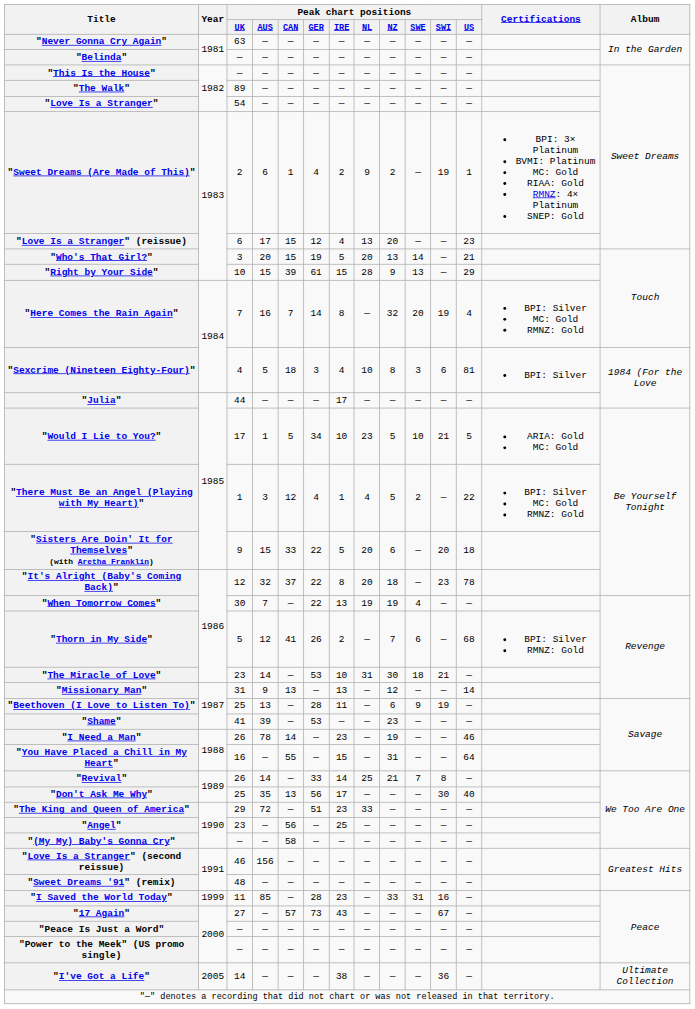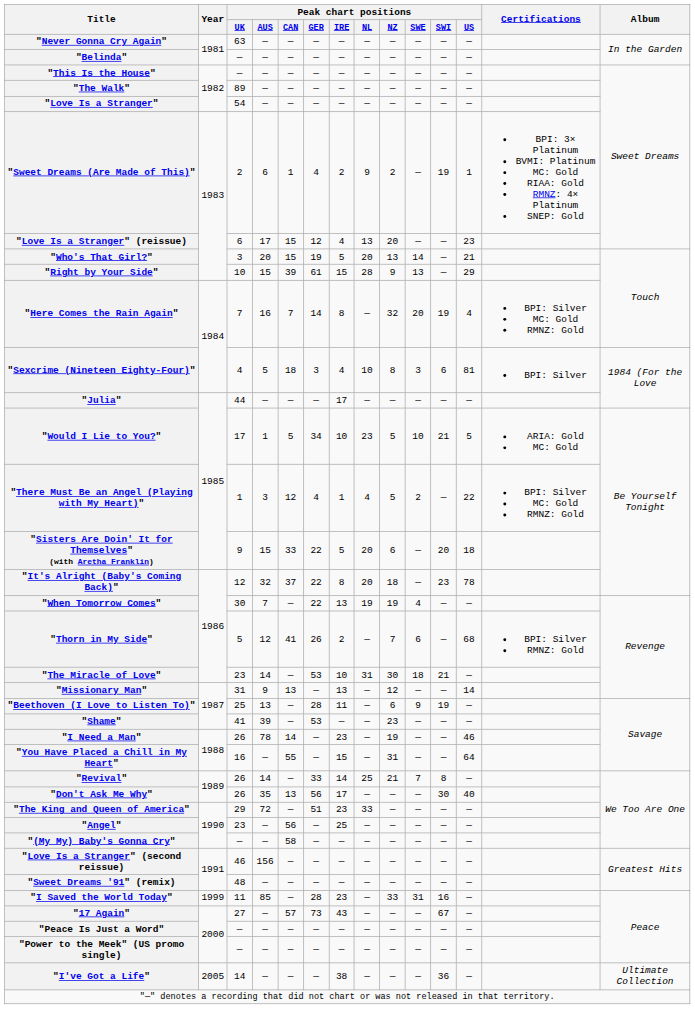(240, 794) 25 -> (240, 794) 26
